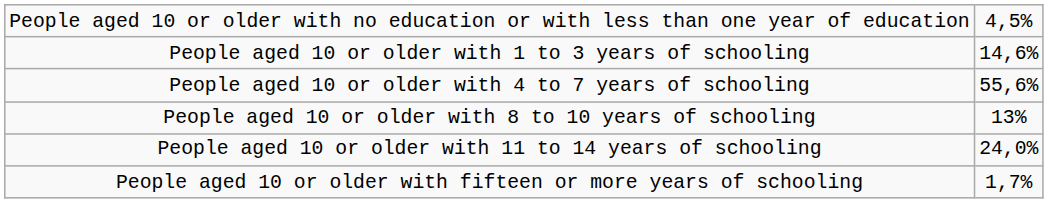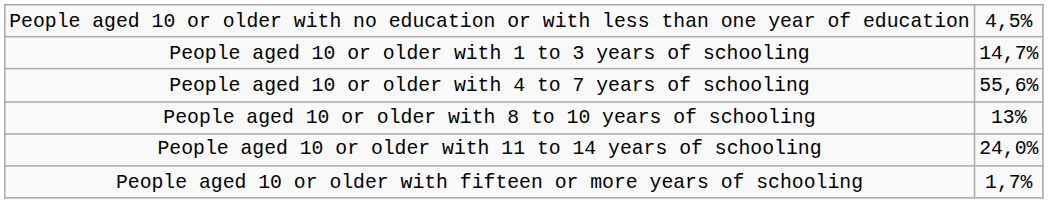(1009, 53) 14,6% -> (1009, 53) 14,7%
